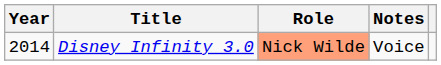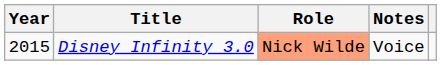(29, 47) 2014 -> (29, 47) 2015
